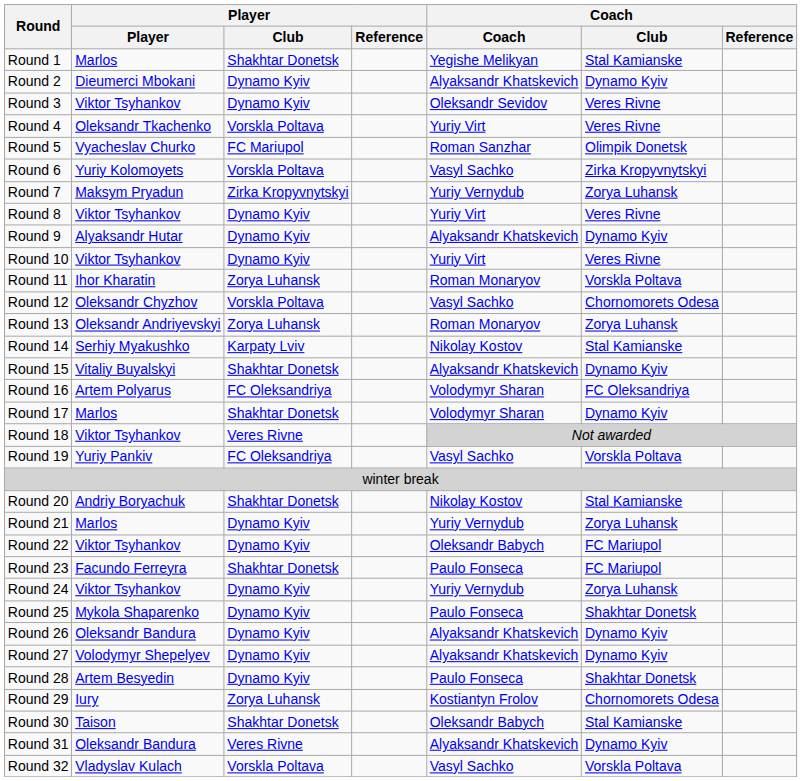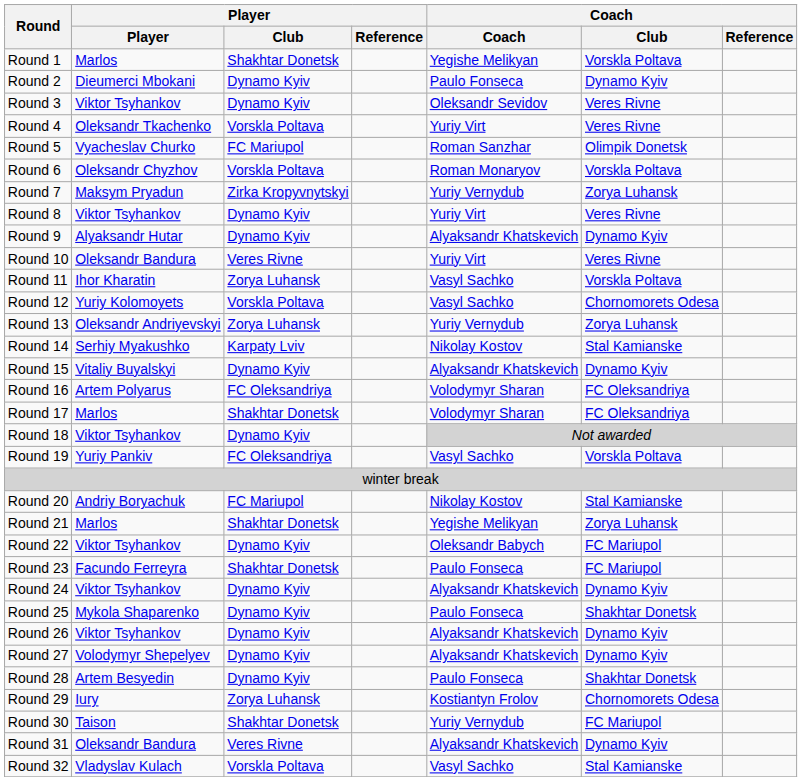(634, 59) Stal Kamianske -> (633, 59) Vorskla Poltava
(504, 81) Alyaksandr Khatskevich -> (476, 81) Paulo Fonseca
(129, 170) Yuriy Kolomoyets -> (136, 170) Oleksandr Chyzhov
(472, 170) Vasyl Sachko -> (485, 170) Roman Monaryov
(646, 170) Zirka Kropyvnytskyi -> (633, 170) Vorskla Poltava
(128, 258) Viktor Tsyhankov -> (136, 258) Oleksandr Bandura
(269, 258) Dynamo Kyiv -> (265, 258) Veres Rivne
(485, 280) Roman Monaryov -> (472, 280) Vasyl Sachko
(136, 302) Oleksandr Chyzhov -> (129, 302) Yuriy Kolomoyets
(485, 324) Roman Monaryov -> (477, 324) Yuriy Vernydub
(283, 368) Shakhtar Donetsk -> (269, 368) Dynamo Kyiv
(626, 413) Dynamo Kyiv -> (637, 413) FC Oleksandriya
(265, 435) Veres Rivne -> (269, 435) Dynamo Kyiv
(283, 501) Shakhtar Donetsk -> (265, 501) FC Mariupol
(269, 523) Dynamo Kyiv -> (283, 523) Shakhtar Donetsk
(477, 523) Yuriy Vernydub -> (484, 523) Yegishe Melikyan
(477, 589) Yuriy Vernydub -> (504, 589) Alyaksandr Khatskevich
(631, 589) Zorya Luhansk -> (626, 589) Dynamo Kyiv
(136, 633) Oleksandr Bandura -> (128, 633) Viktor Tsyhankov
(487, 722) Oleksandr Babych -> (477, 722) Yuriy Vernydub
(634, 722) Stal Kamianske -> (623, 722) FC Mariupol
(633, 766) Vorskla Poltava -> (634, 766) Stal Kamianske
